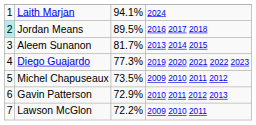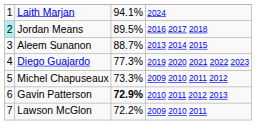(128, 45) 81.7% -> (128, 45) 88.7%
(128, 78) 73.5% -> (128, 78) 73.3%
(128, 95) normal -> (128, 95) bold
